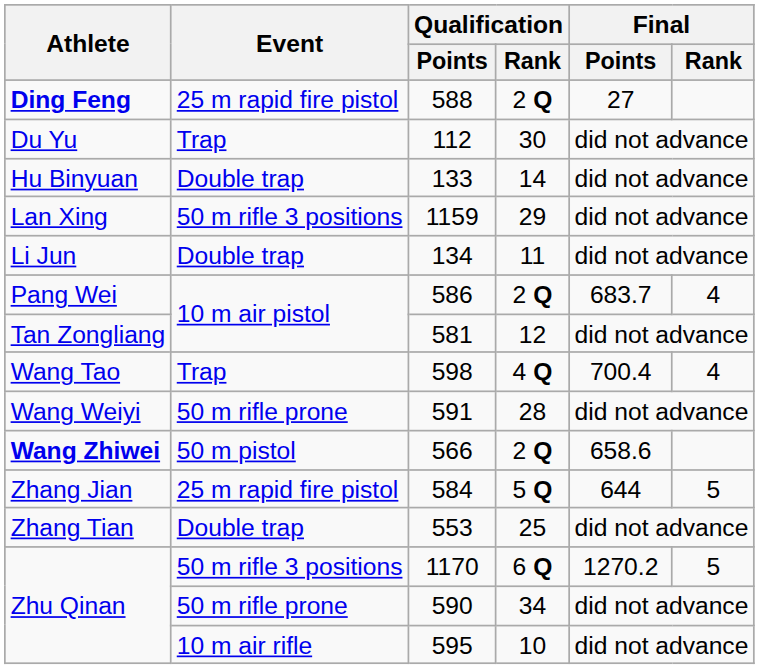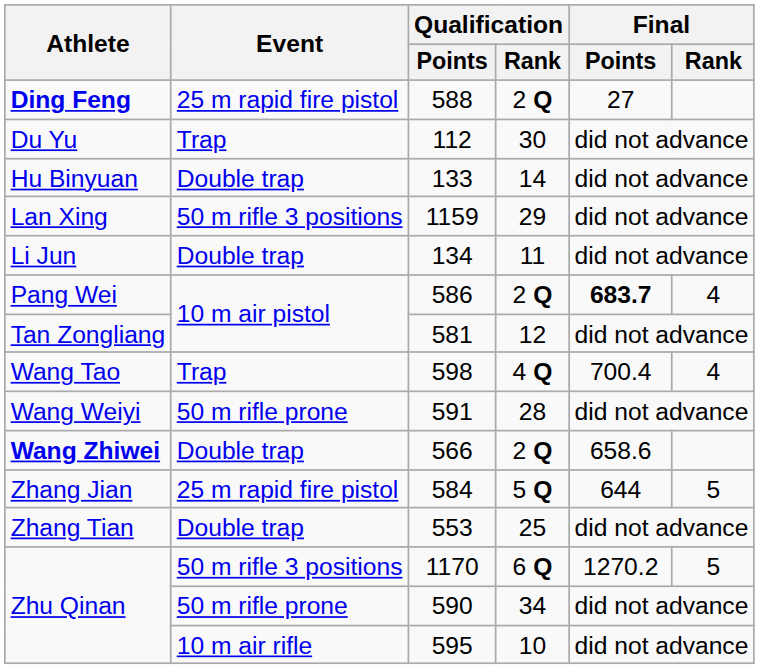(621, 295) normal -> (621, 295) bold
(236, 450) 50 m pistol -> (240, 450) Double trap
